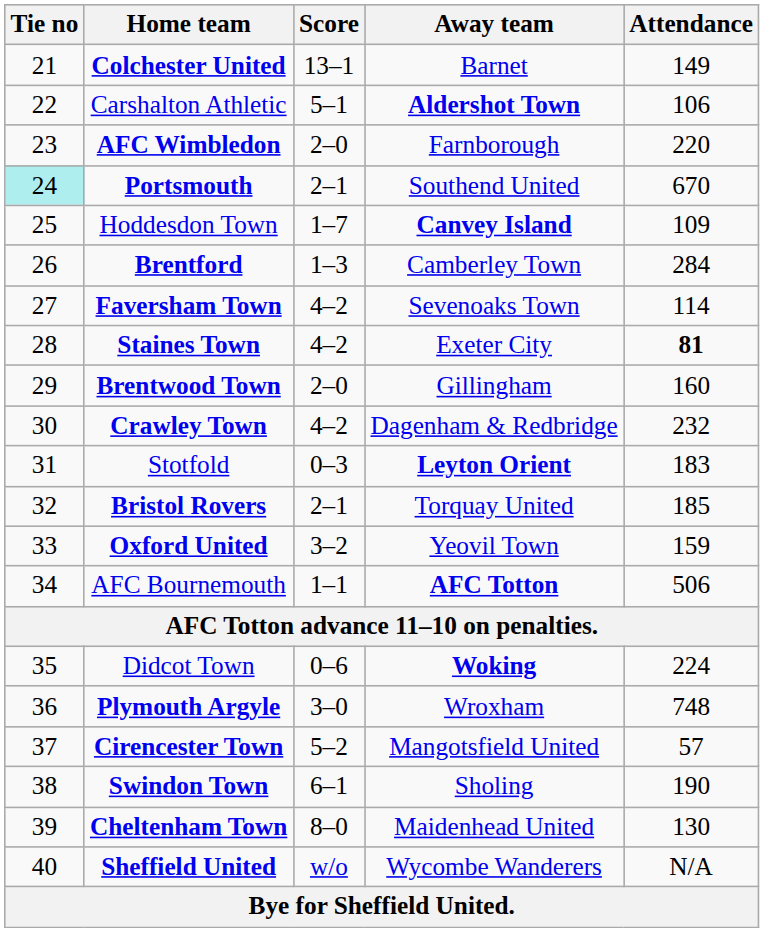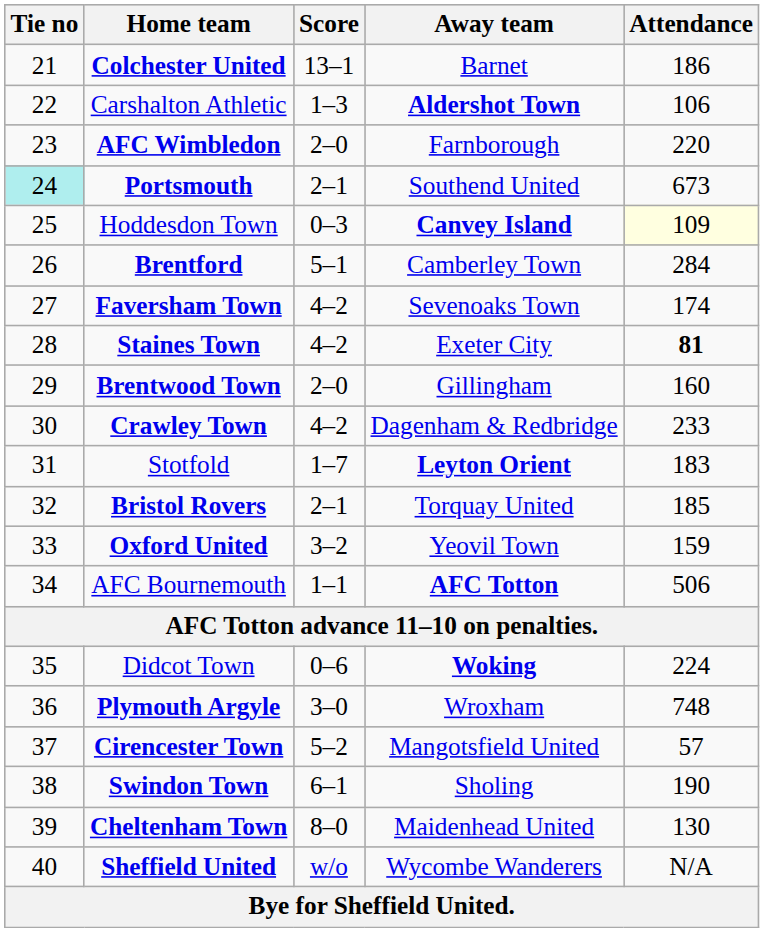(691, 64) 149 -> (691, 64) 186
(329, 104) 5–1 -> (329, 104) 1–3
(691, 184) 670 -> (691, 184) 673
(329, 225) 1–7 -> (329, 225) 0–3
(691, 225) no background -> (691, 225) lightyellow background
(329, 265) 1–3 -> (329, 265) 5–1
(691, 305) 114 -> (691, 305) 174
(691, 425) 232 -> (691, 425) 233
(329, 465) 0–3 -> (329, 465) 1–7
